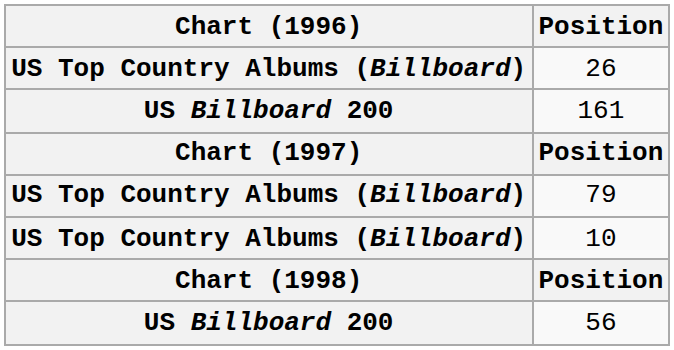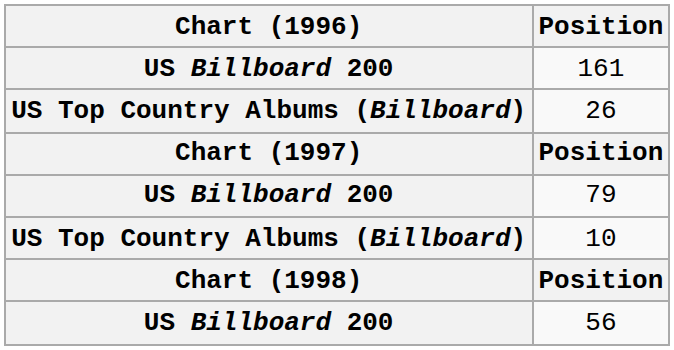rows swapped: (601, 111) <-> (601, 69)
(269, 196) US Top Country Albums (Billboard) -> (269, 196) US Billboard 200
